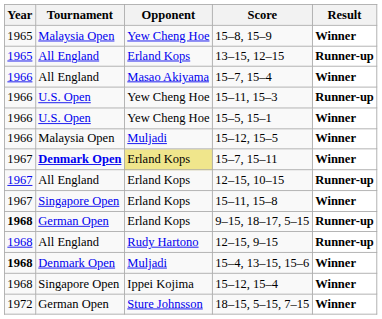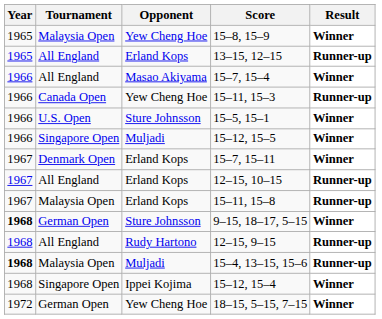(65, 97) U.S. Open -> (72, 97) Canada Open
(168, 118) Yew Cheng Hoe -> (163, 118) Sture Johnsson
(76, 139) Malaysia Open -> (79, 139) Singapore Open
(80, 159) bold -> (77, 159) normal
(159, 159) khaki background -> (157, 159) no background
(79, 201) Singapore Open -> (76, 201) Malaysia Open
(336, 201) Winner -> (342, 201) Runner-up
(159, 221) Erland Kops -> (163, 221) Sture Johnsson
(344, 221) Runner-up -> (333, 221) Winner
(77, 263) Denmark Open -> (76, 263) Malaysia Open
(336, 263) Winner -> (342, 263) Runner-up
(165, 304) Sture Johnsson -> (166, 304) Yew Cheng Hoe
